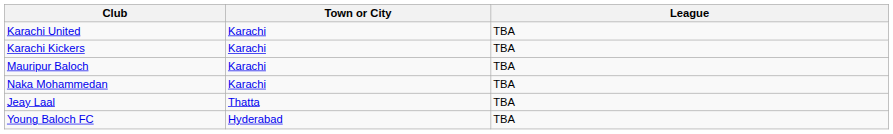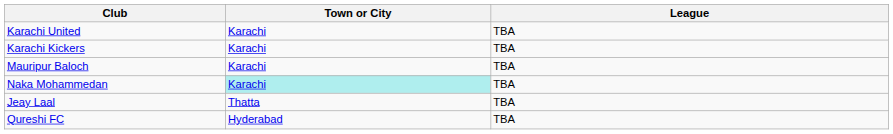(247, 84) no background -> (247, 84) paleturquoise background
+ row: (36, 119)
- row: (50, 119)
